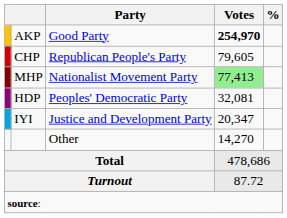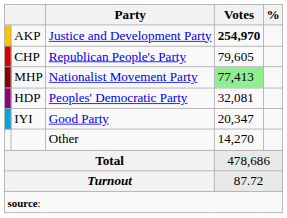(79, 35) Good Party -> (130, 35) Justice and Development Party
(130, 118) Justice and Development Party -> (79, 118) Good Party
